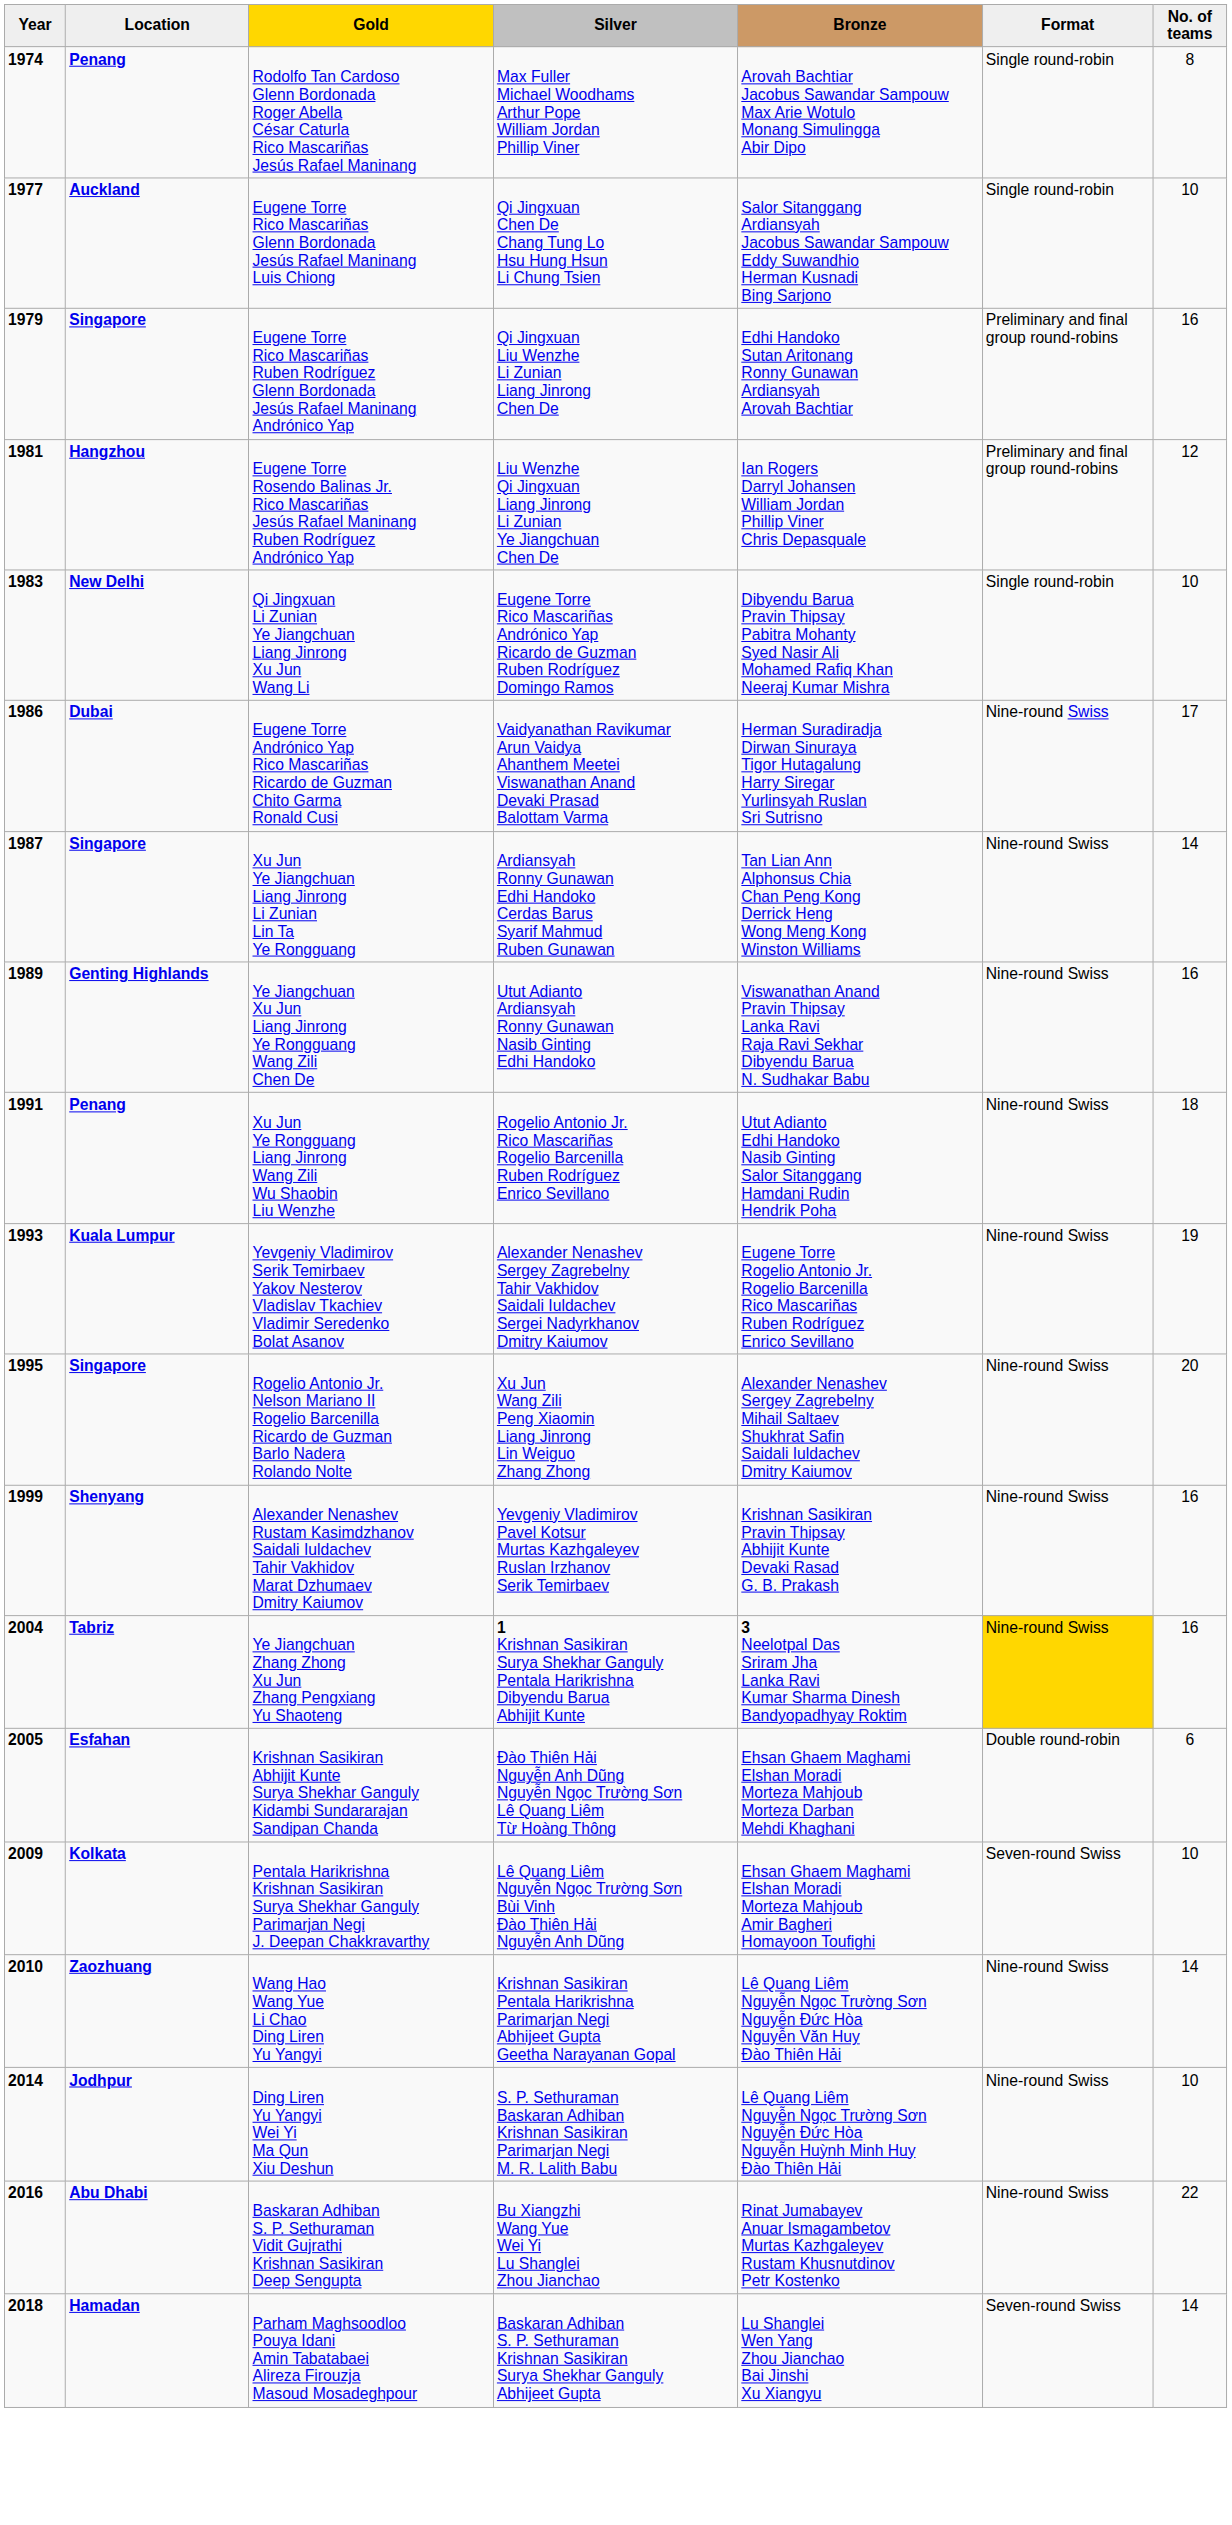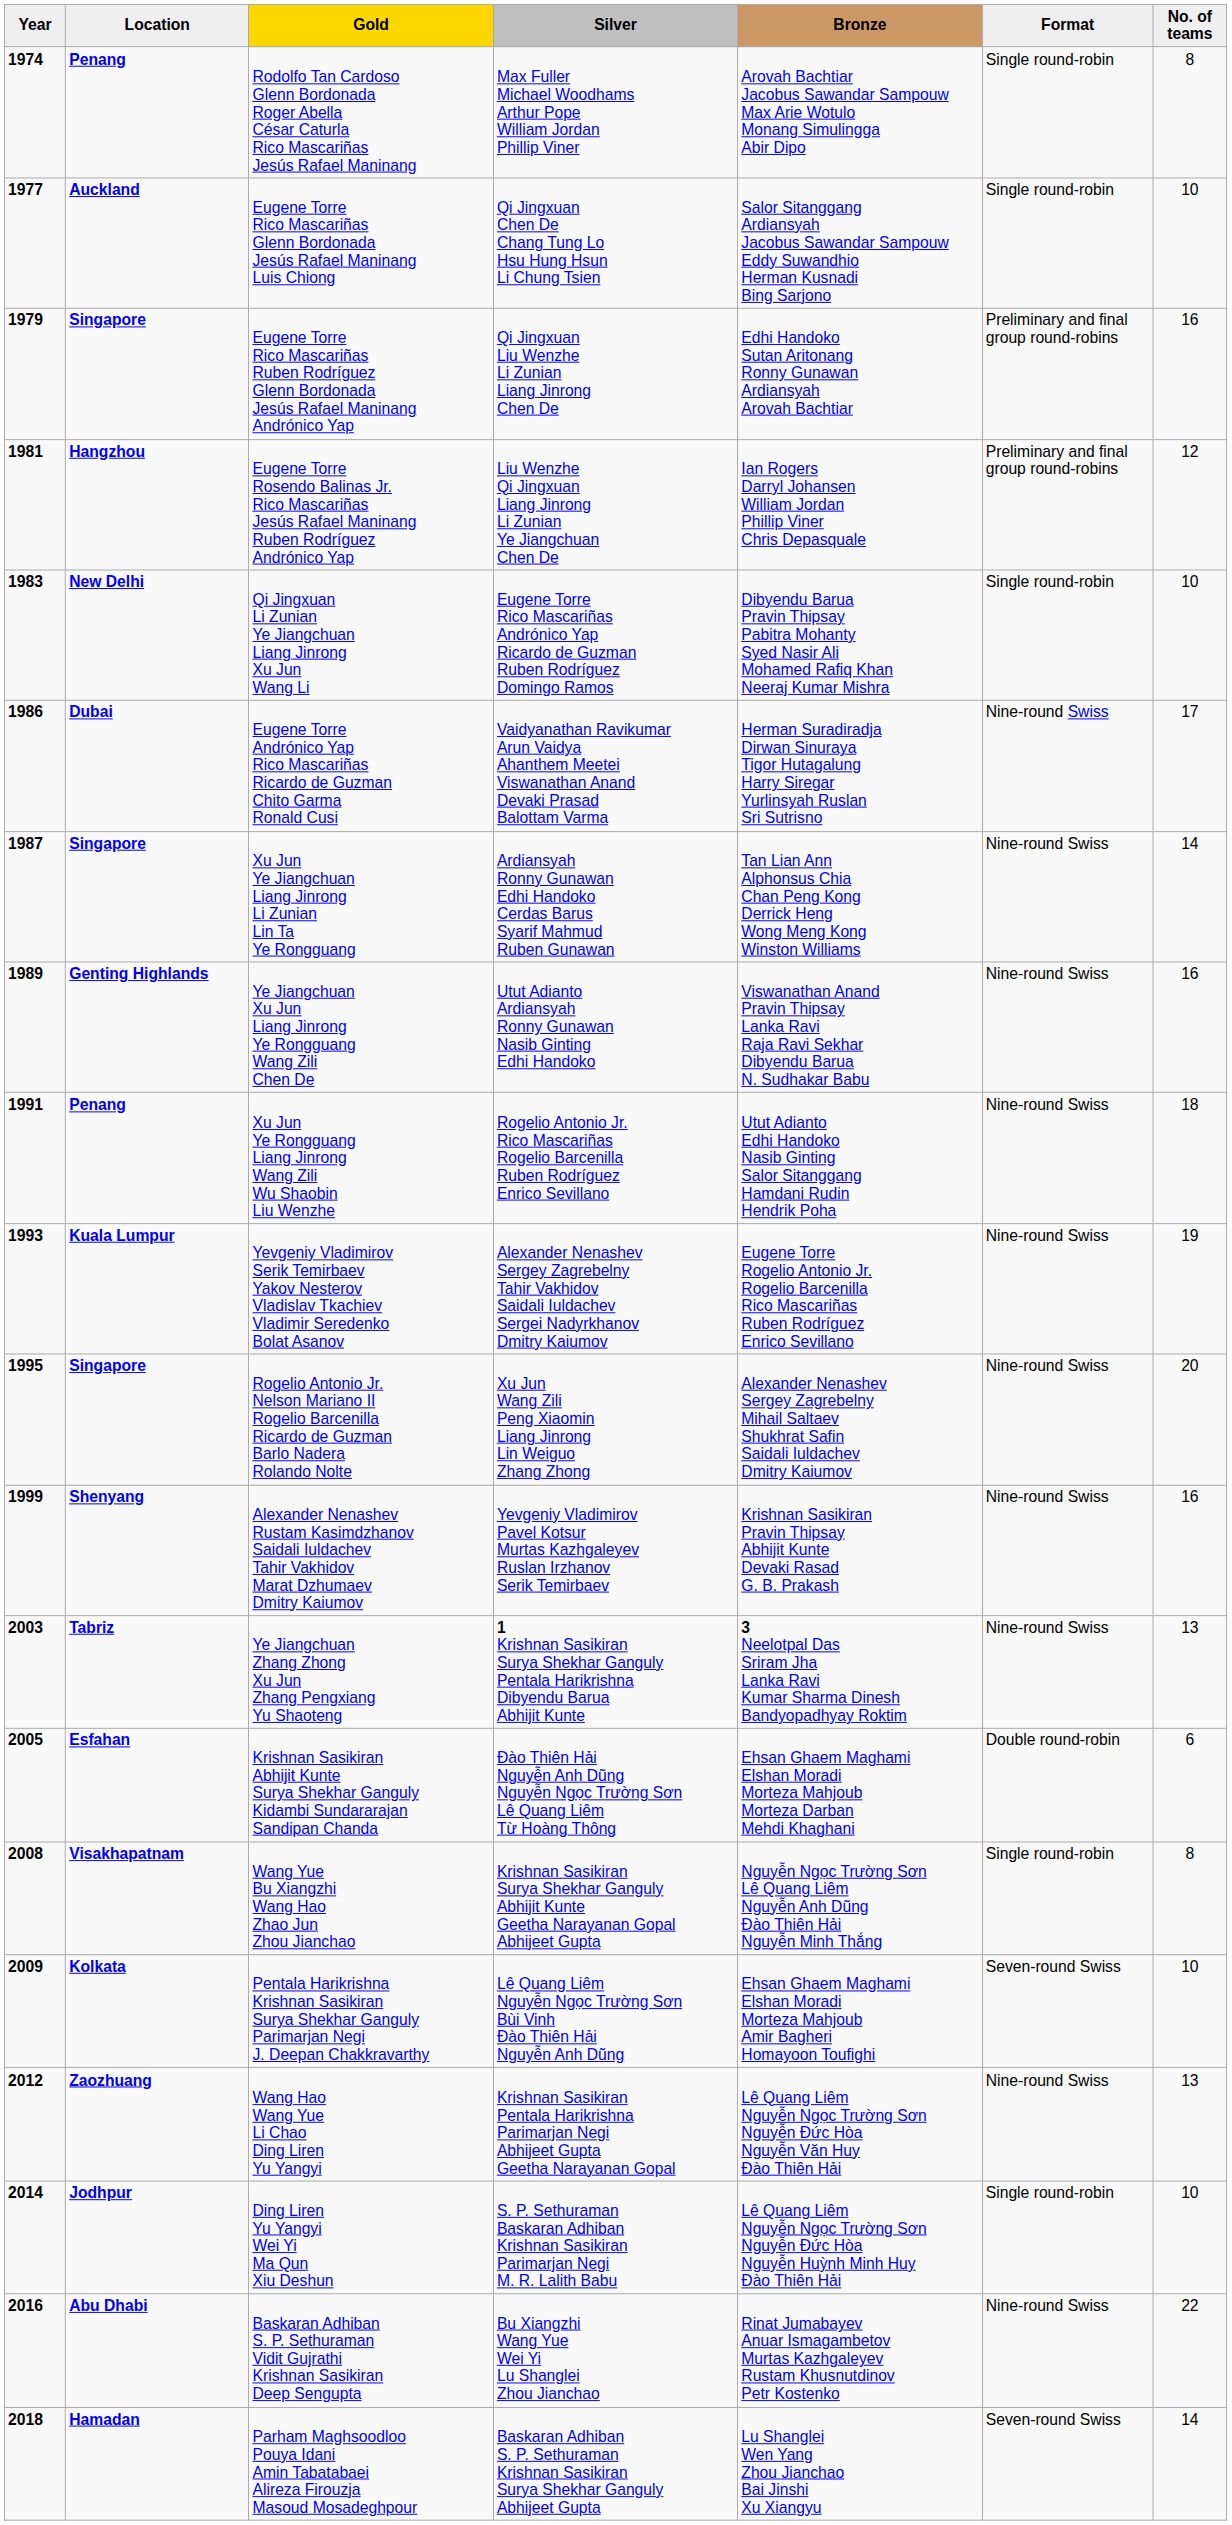(26, 1627) 2004 -> (26, 1627) 2003
(1047, 1627) gold background -> (1047, 1627) no background
(1190, 1627) 16 -> (1190, 1627) 13
+ row: (304, 1906)
(26, 1967) 2010 -> (26, 2080) 2012
(1190, 1967) 14 -> (1190, 2080) 13
(1047, 2080) Nine-round Swiss -> (1050, 2193) Single round-robin
